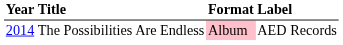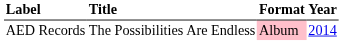columns swapped: (20, 9) <-> (275, 9)
